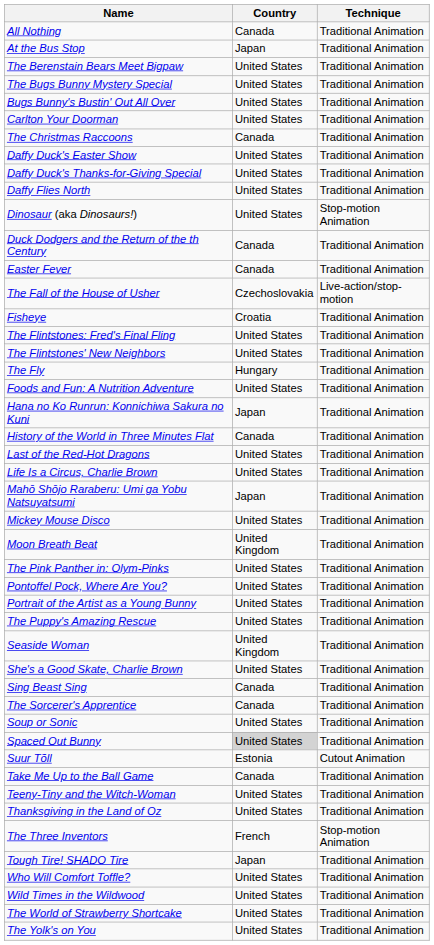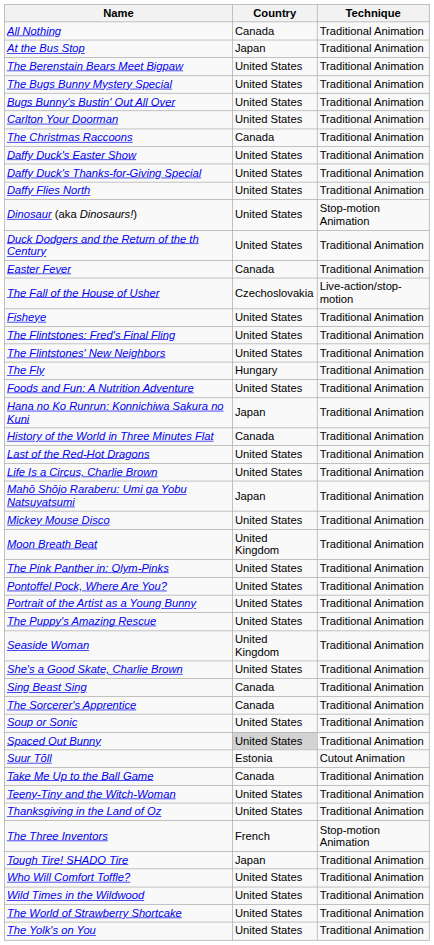(255, 245) Canada -> (269, 245) United States
(253, 317) Croatia -> (269, 317) United States
